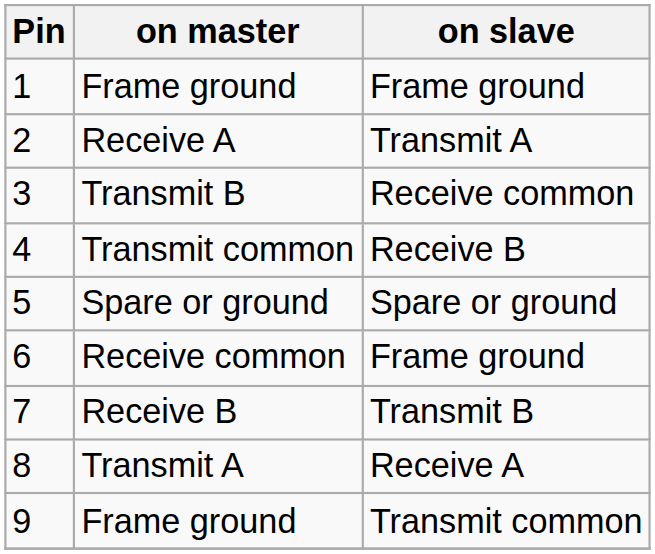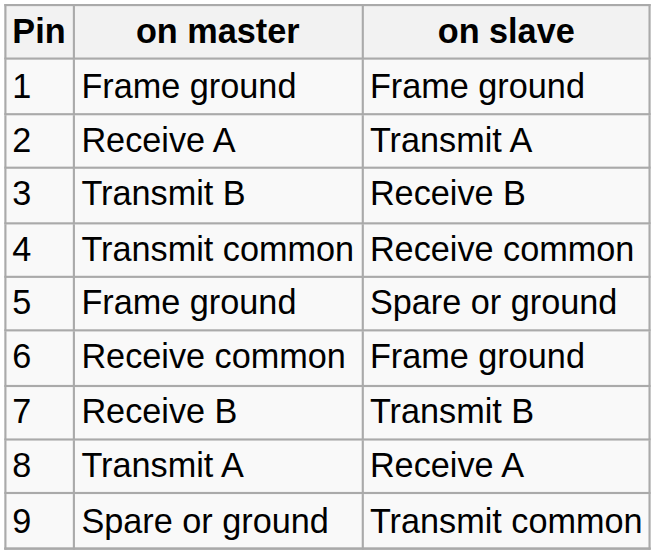(502, 194) Receive common -> (448, 194) Receive B
(448, 248) Receive B -> (502, 248) Receive common
(205, 303) Spare or ground -> (189, 303) Frame ground
(189, 520) Frame ground -> (205, 520) Spare or ground
